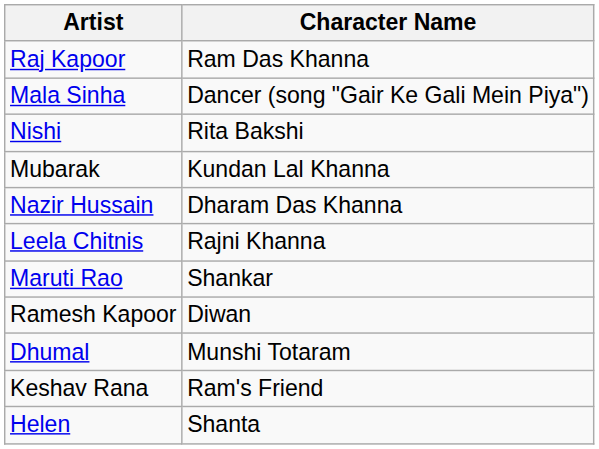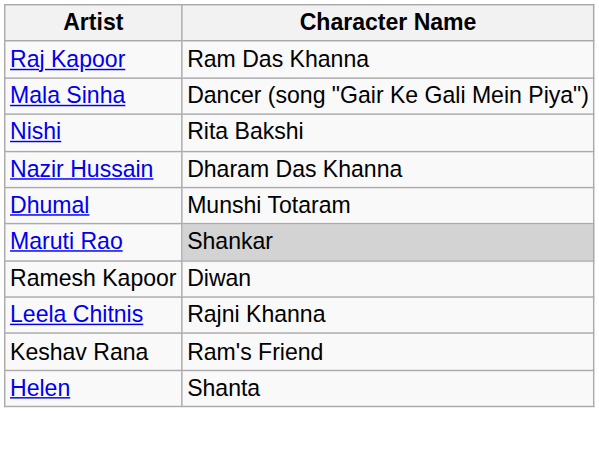- row: (55, 168)
rows swapped: (77, 242) <-> (50, 351)
(230, 278) no background -> (230, 242) lightgrey background
